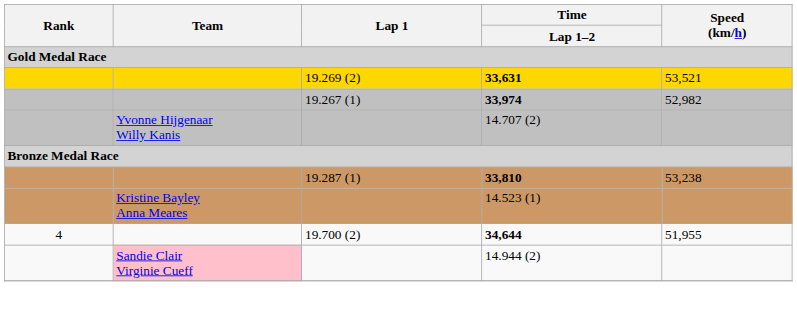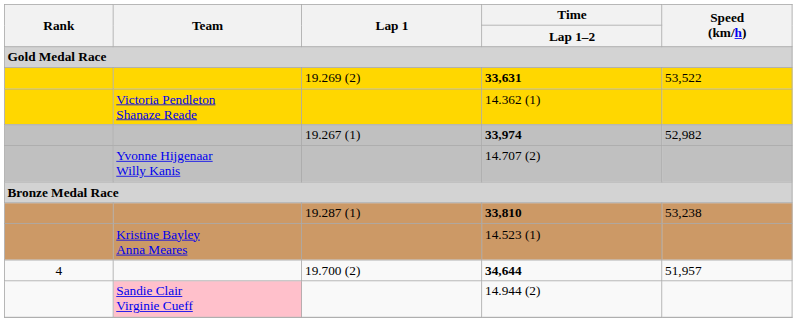(683, 78) 53,521 -> (683, 78) 53,522
+ row: (513, 99)
(683, 234) 51,955 -> (683, 270) 51,957
